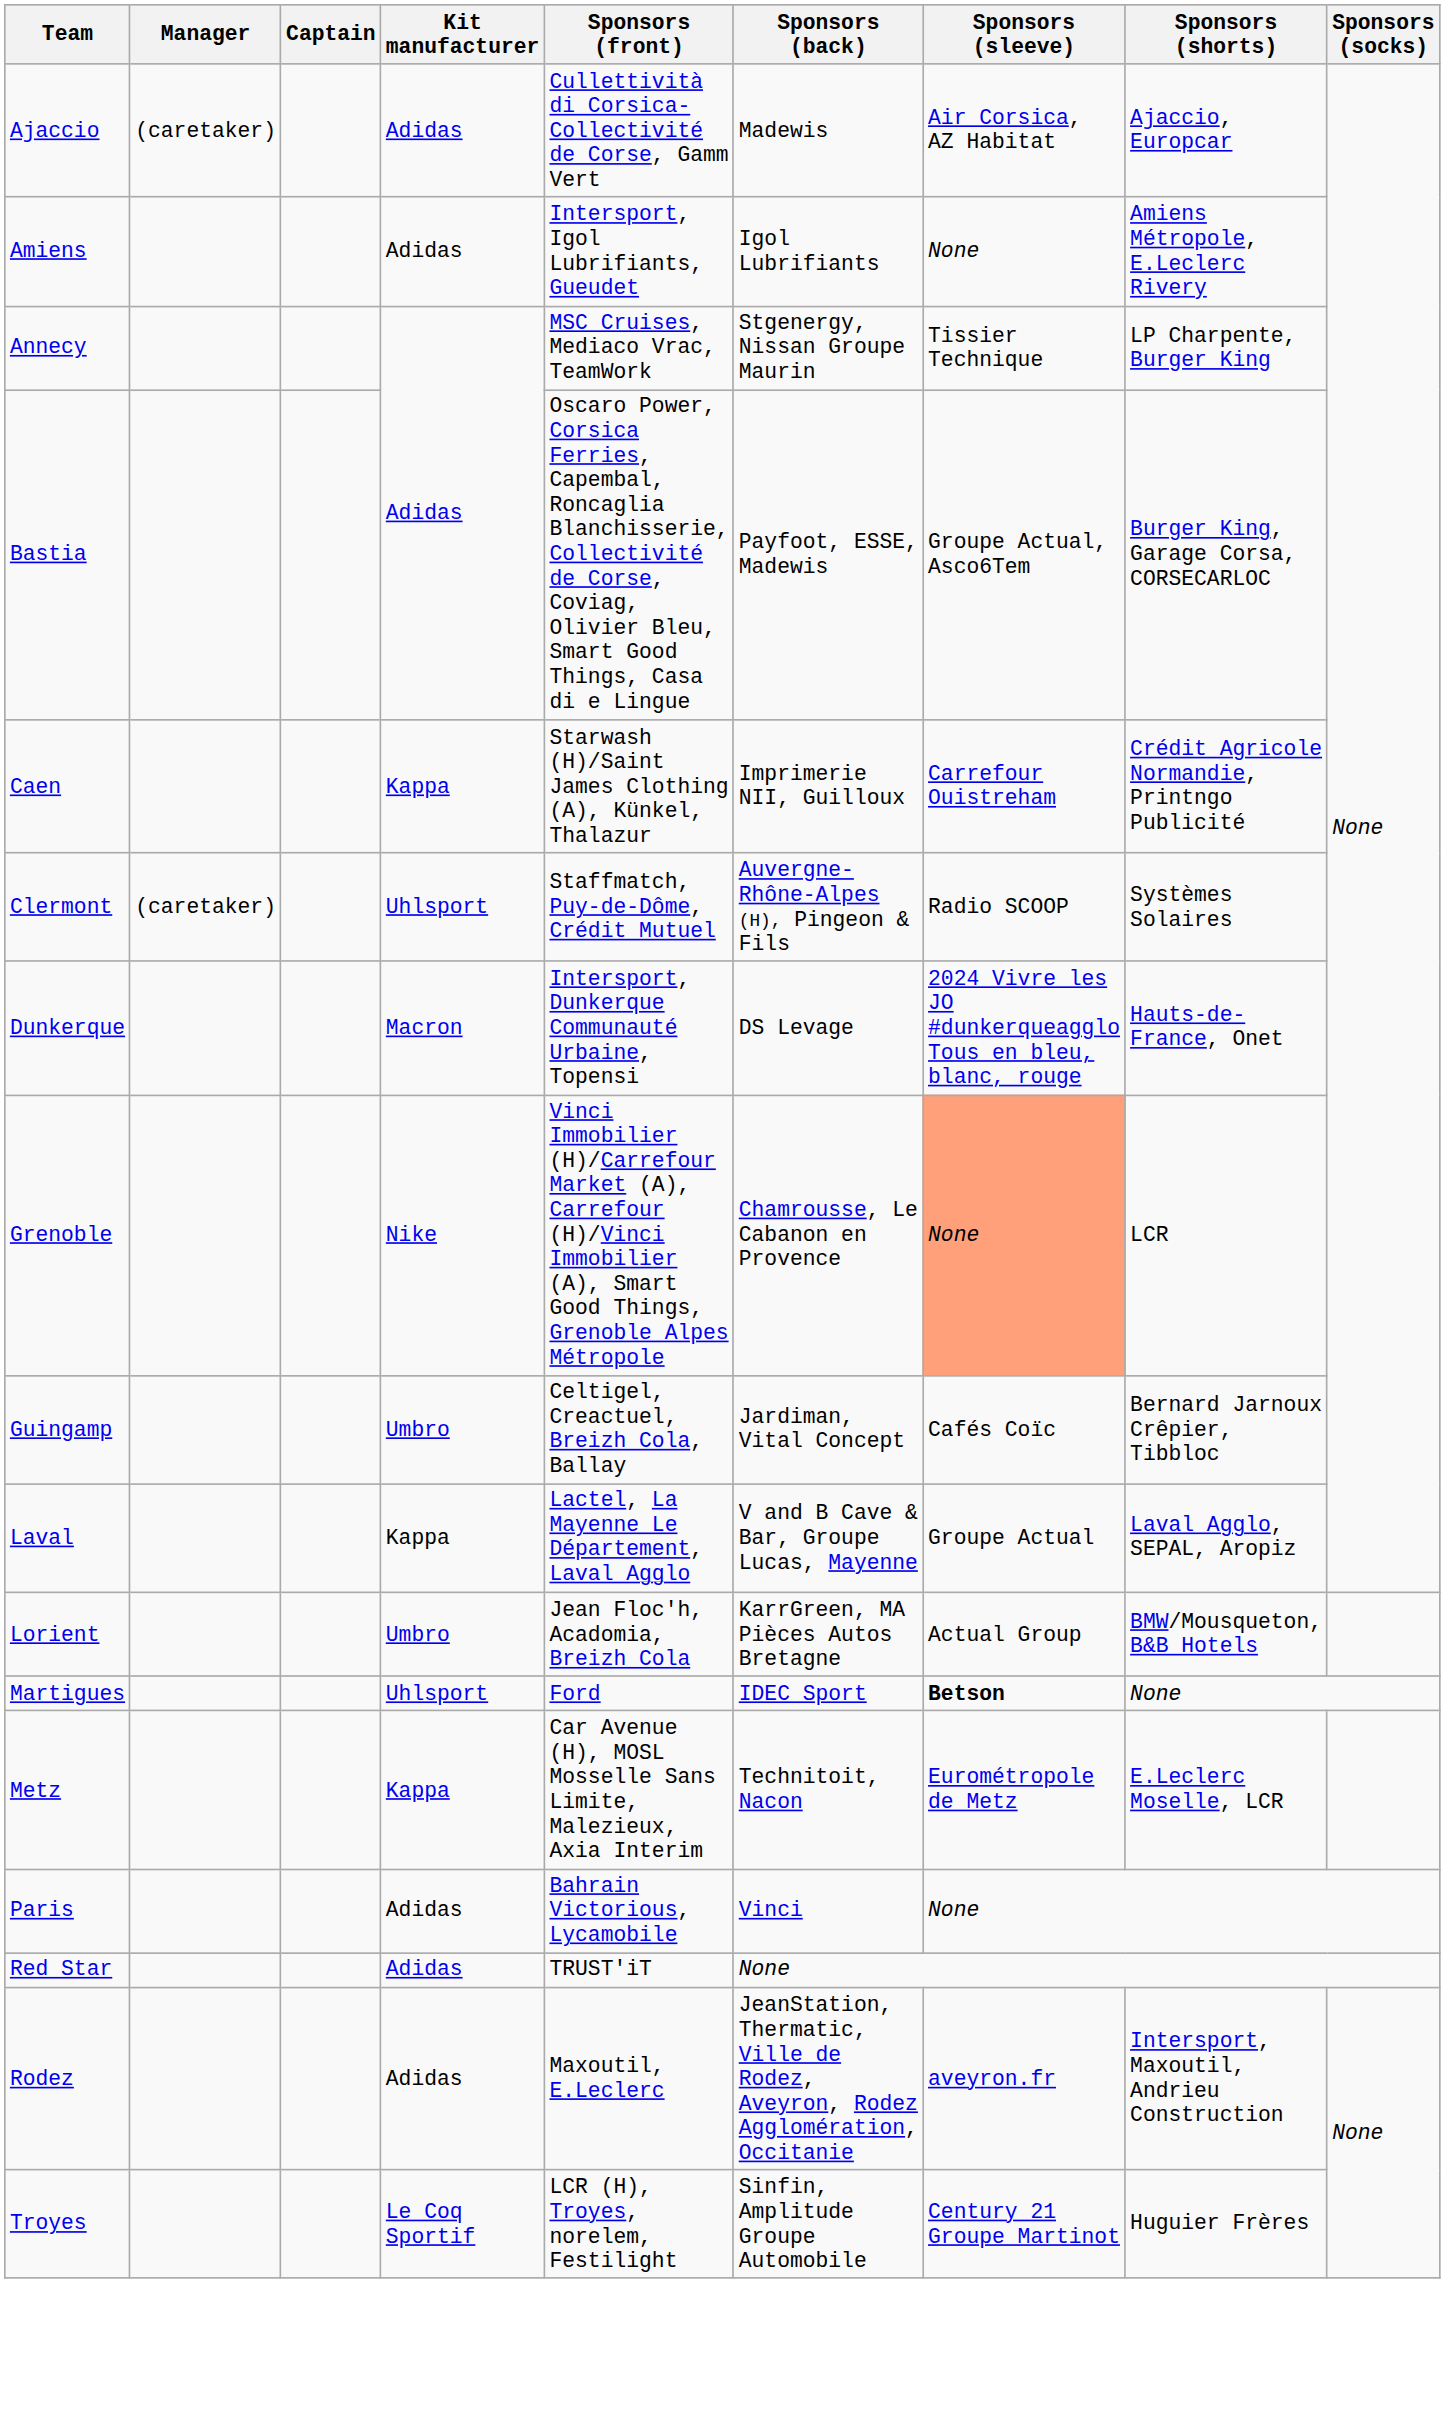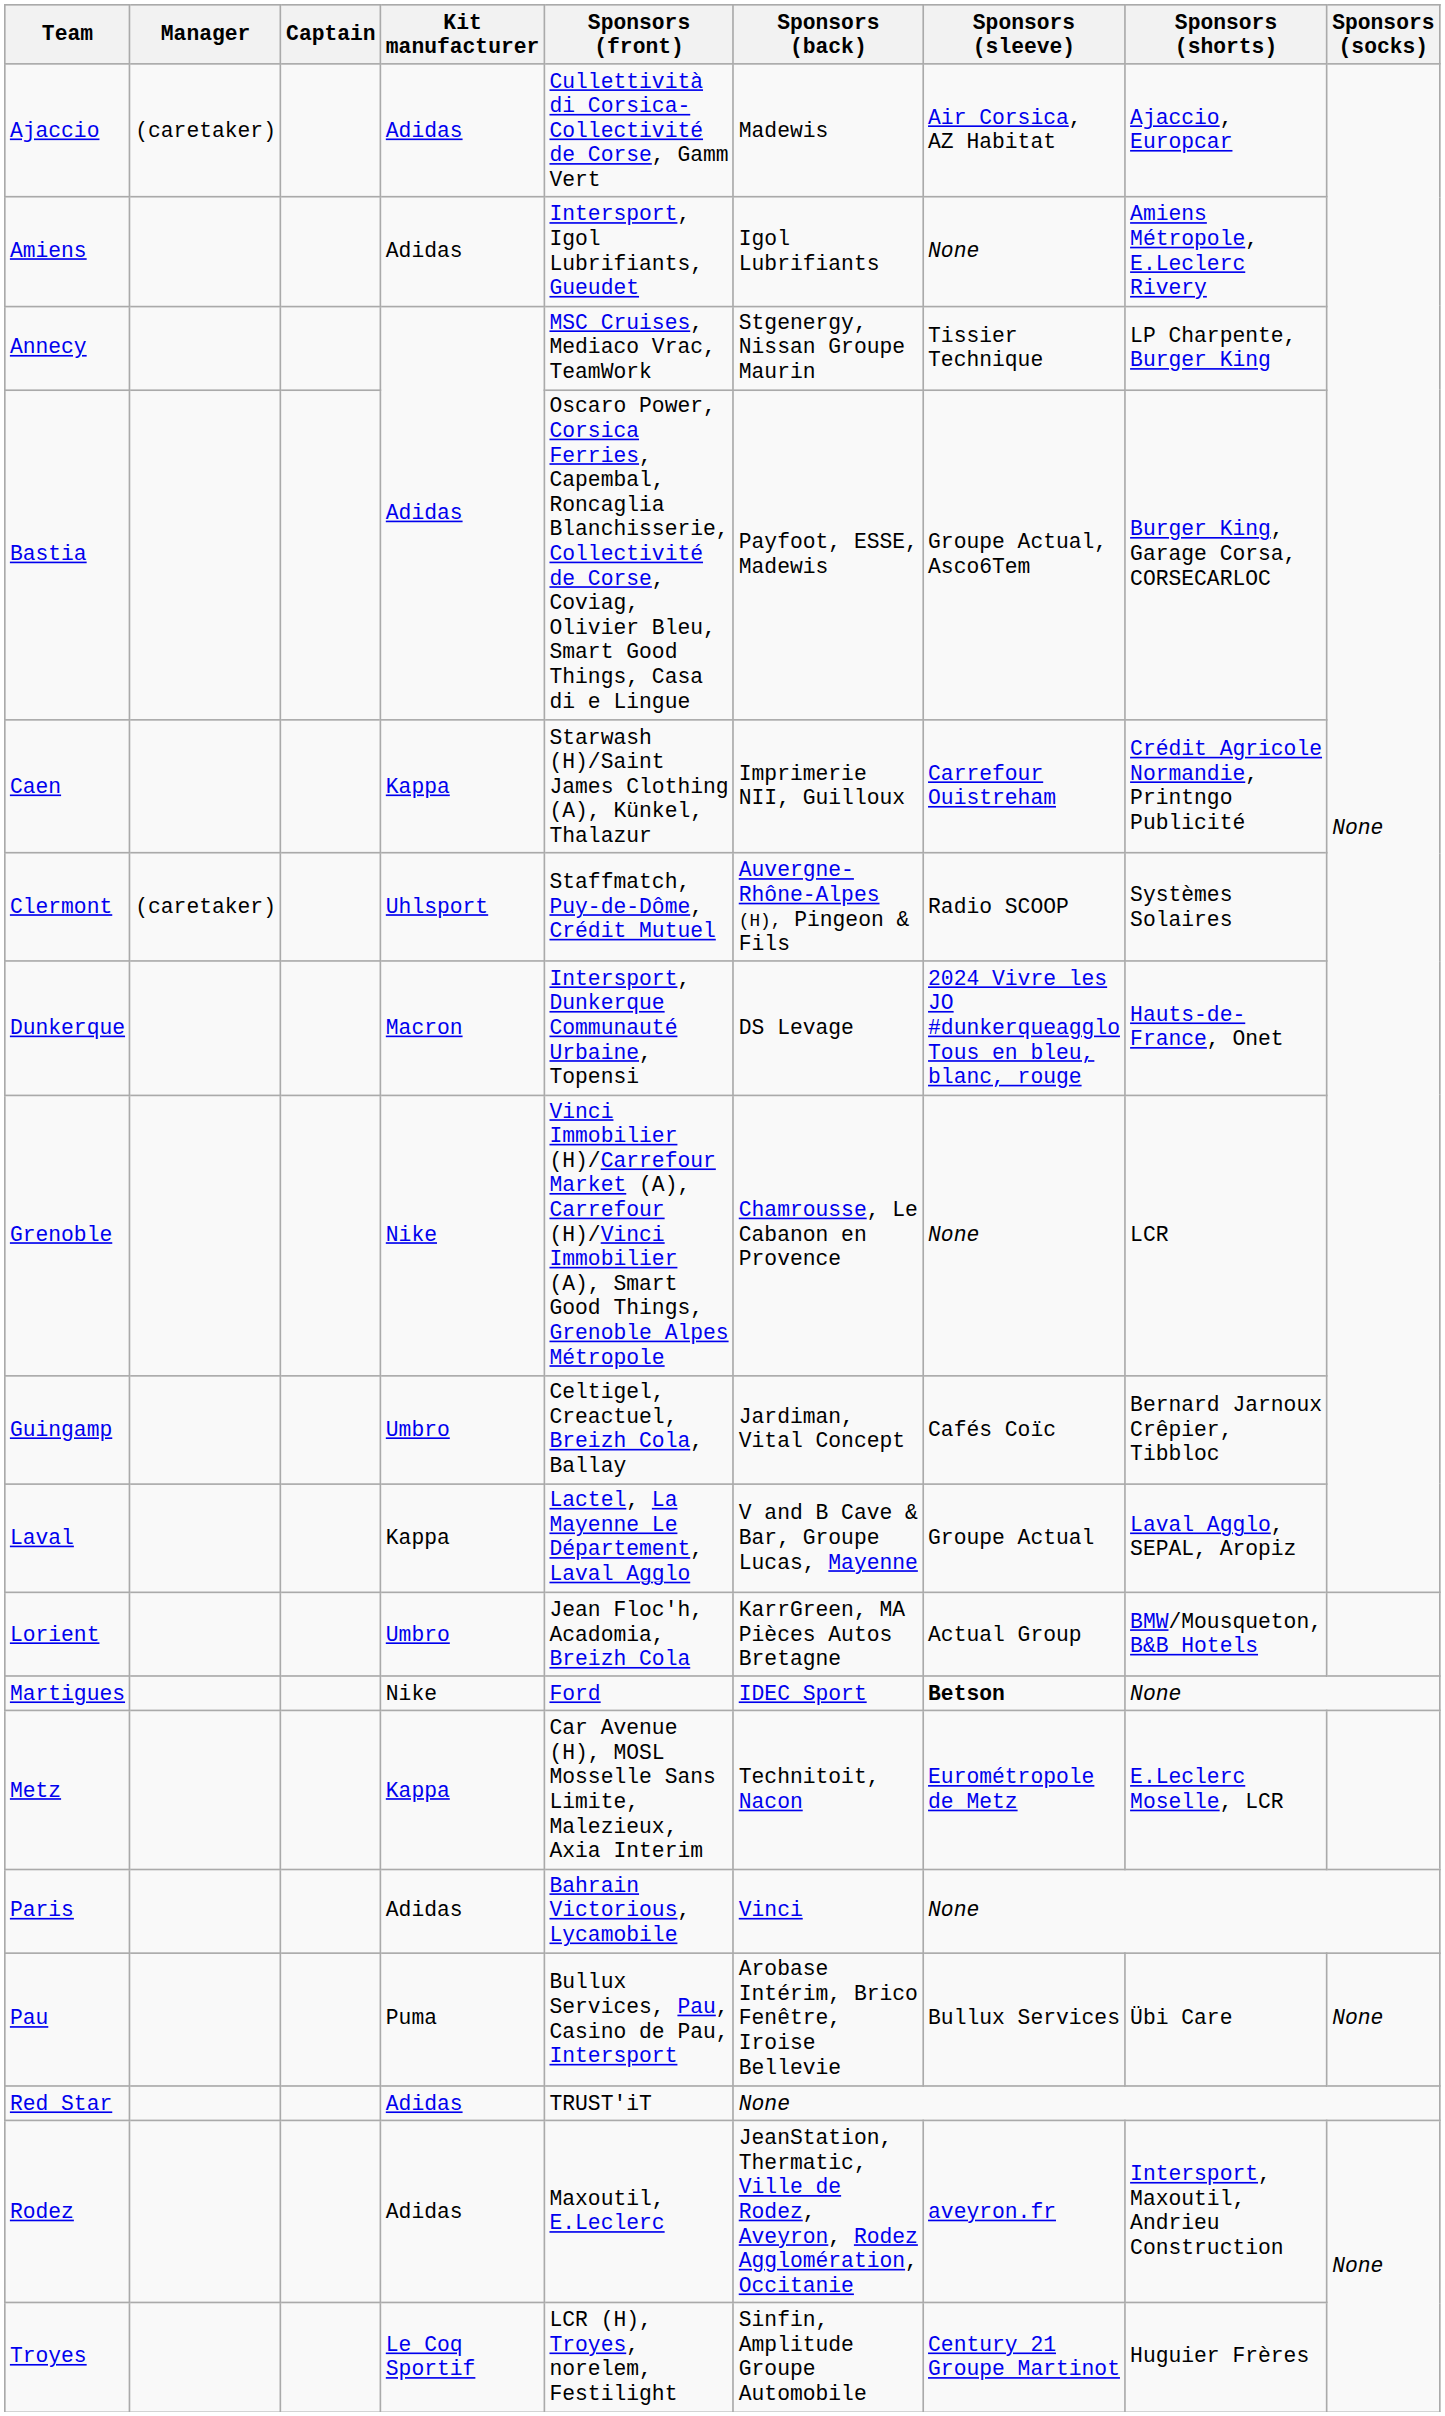(954, 1235) lightsalmon background -> (954, 1235) no background
(437, 1694) Uhlsport -> (411, 1694) Nike
+ row: (29, 2019)
